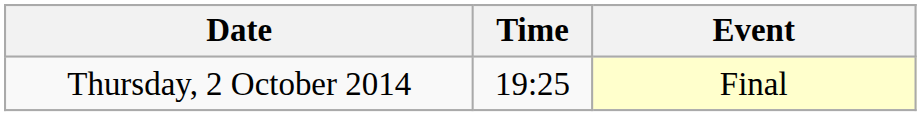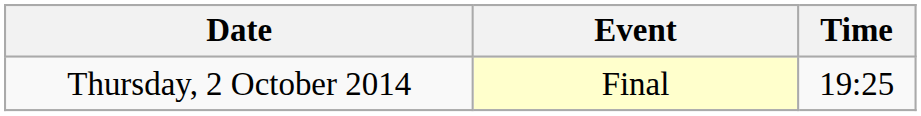columns swapped: (533, 30) <-> (754, 30)
